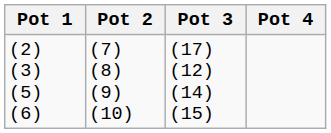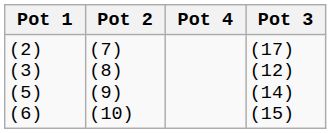columns swapped: (205, 20) <-> (286, 20)
